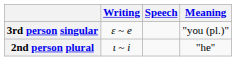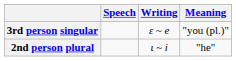columns swapped: (161, 13) <-> (121, 13)
